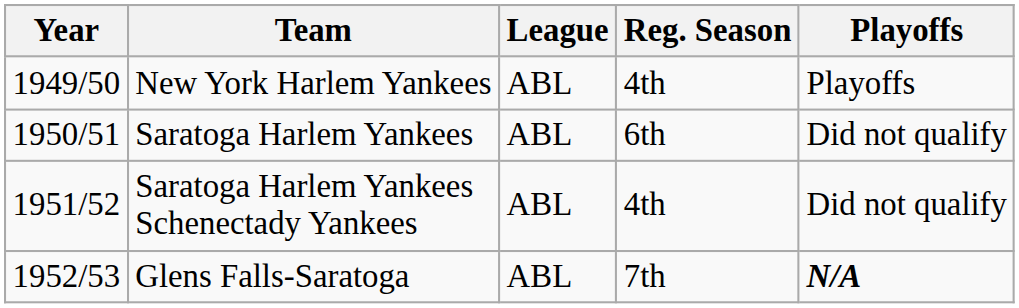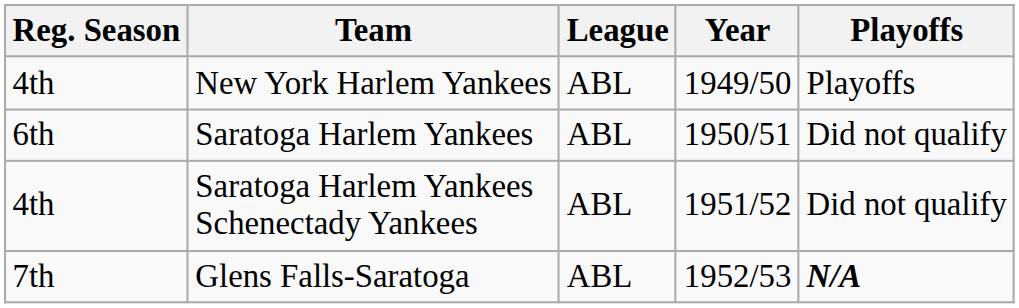columns swapped: (66, 30) <-> (708, 30)
